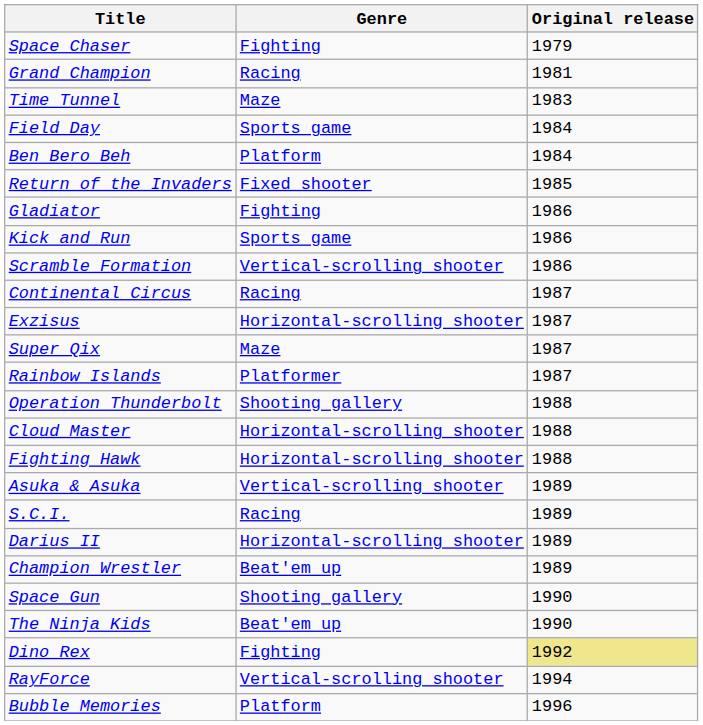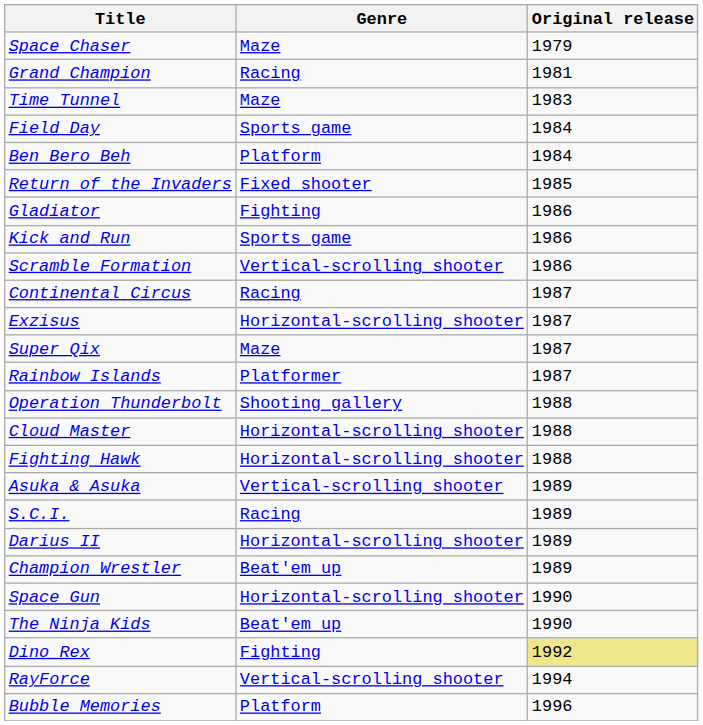(280, 46) Fighting -> (260, 46) Maze
(321, 597) Shooting gallery -> (382, 597) Horizontal-scrolling shooter
